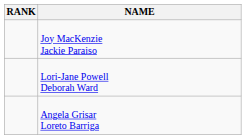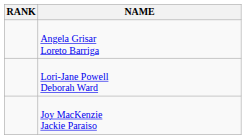rows swapped: (71, 44) <-> (70, 120)
